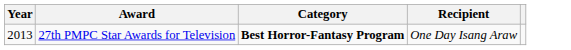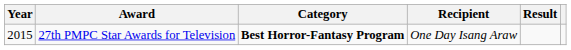+ column: (540, 14)
(20, 34) 2013 -> (20, 34) 2015
